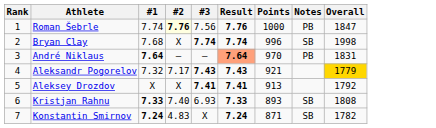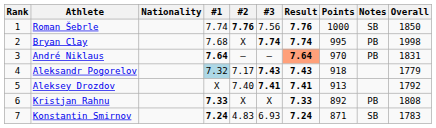+ column: (171, 12)
(178, 27) lightyellow background -> (243, 27) no background
(308, 27) PB -> (373, 27) SB
(345, 27) 1847 -> (410, 27) 1850
(274, 41) 996 -> (338, 41) 995
(308, 41) SB -> (373, 41) PB
(152, 71) no background -> (217, 71) lightblue background
(274, 71) 921 -> (338, 71) 918
(345, 71) gold background -> (410, 71) no background
(178, 86) X -> (243, 86) 7.40
(178, 101) 7.40 -> (243, 101) X
(205, 101) 6.93 -> (269, 101) X
(274, 101) 893 -> (338, 101) 892
(308, 101) SB -> (373, 101) PB
(205, 116) X -> (269, 116) 6.93
(345, 116) 1782 -> (410, 116) 1783
